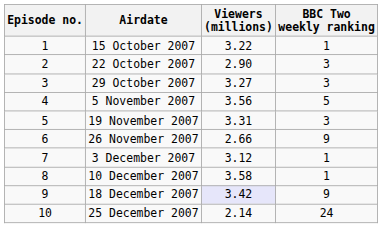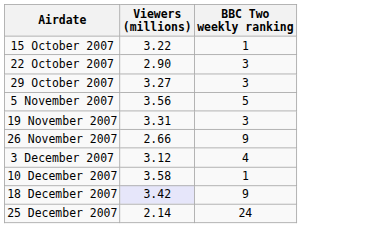- column: (45, 20)
(327, 157) 1 -> (245, 157) 4
